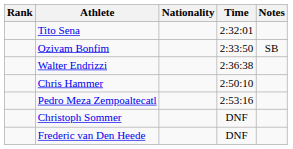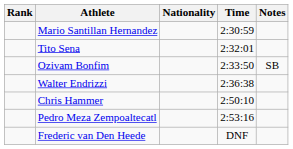+ row: (98, 30)
- row: (80, 118)
